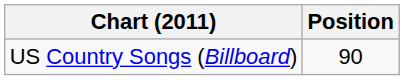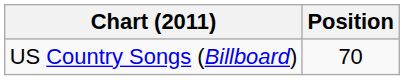(351, 56) 90 -> (351, 56) 70
